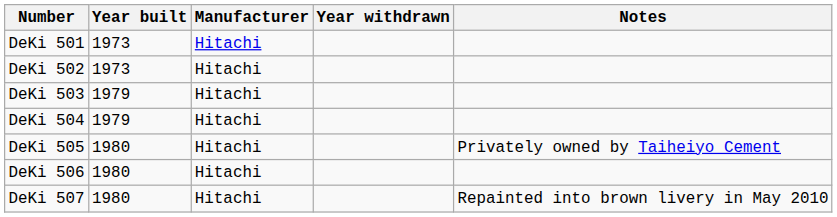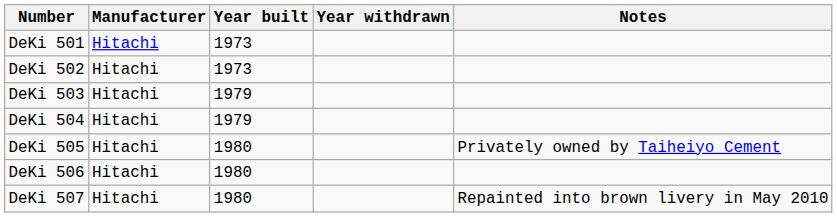columns swapped: (252, 18) <-> (140, 18)
